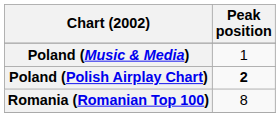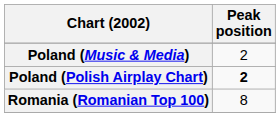(244, 54) 1 -> (244, 54) 2
